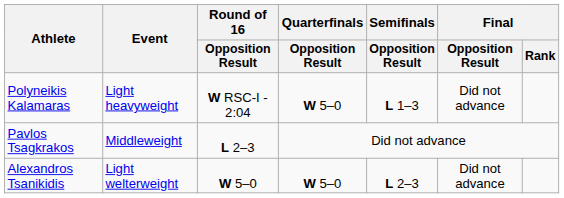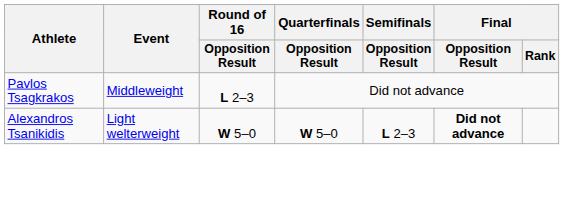- row: (39, 98)
(480, 176) normal -> (478, 126) bold
